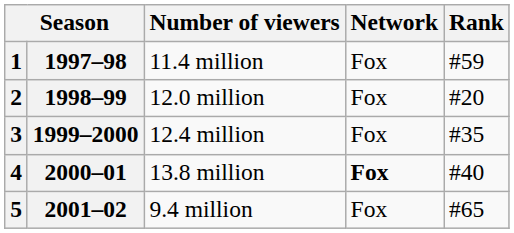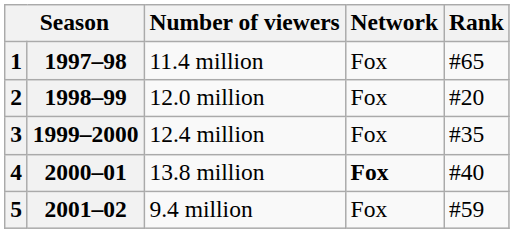(467, 60) #59 -> (467, 60) #65
(467, 209) #65 -> (467, 209) #59
